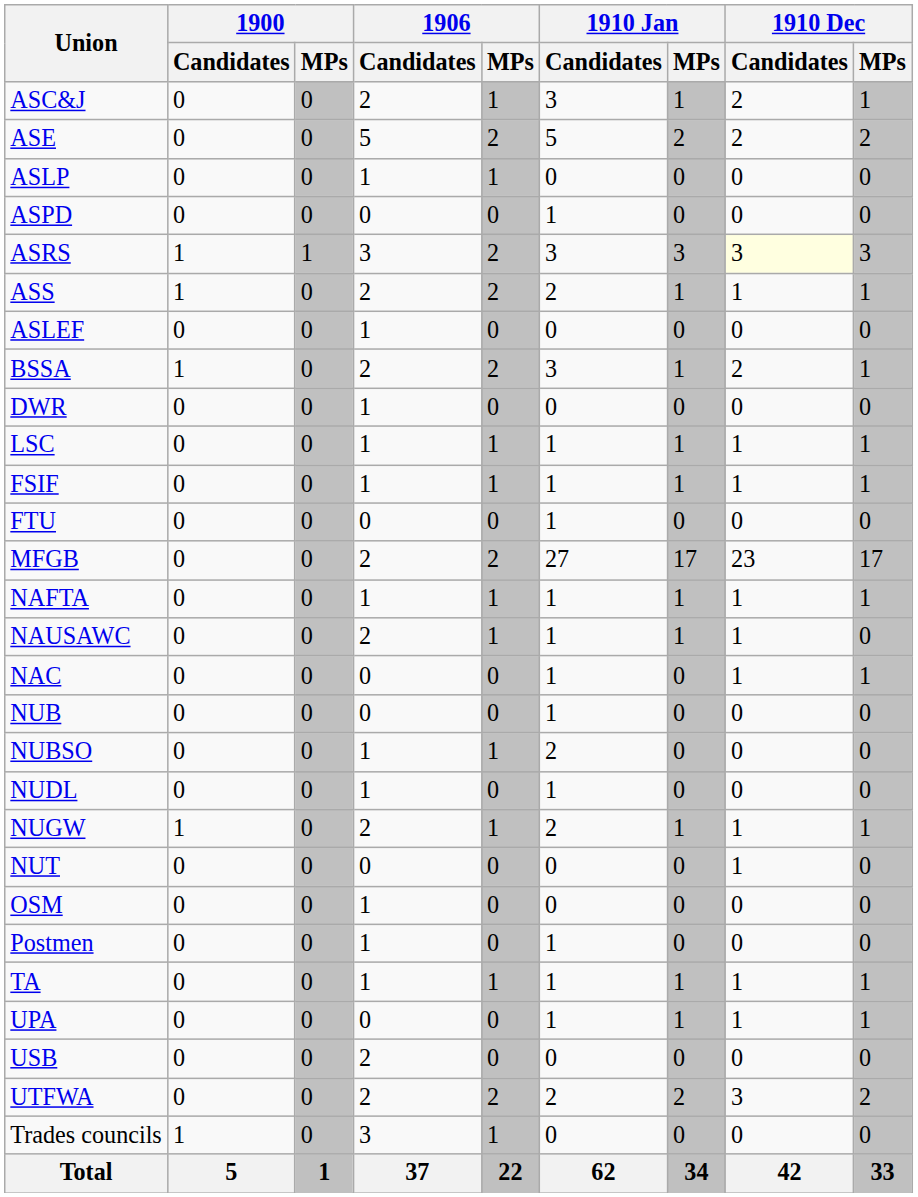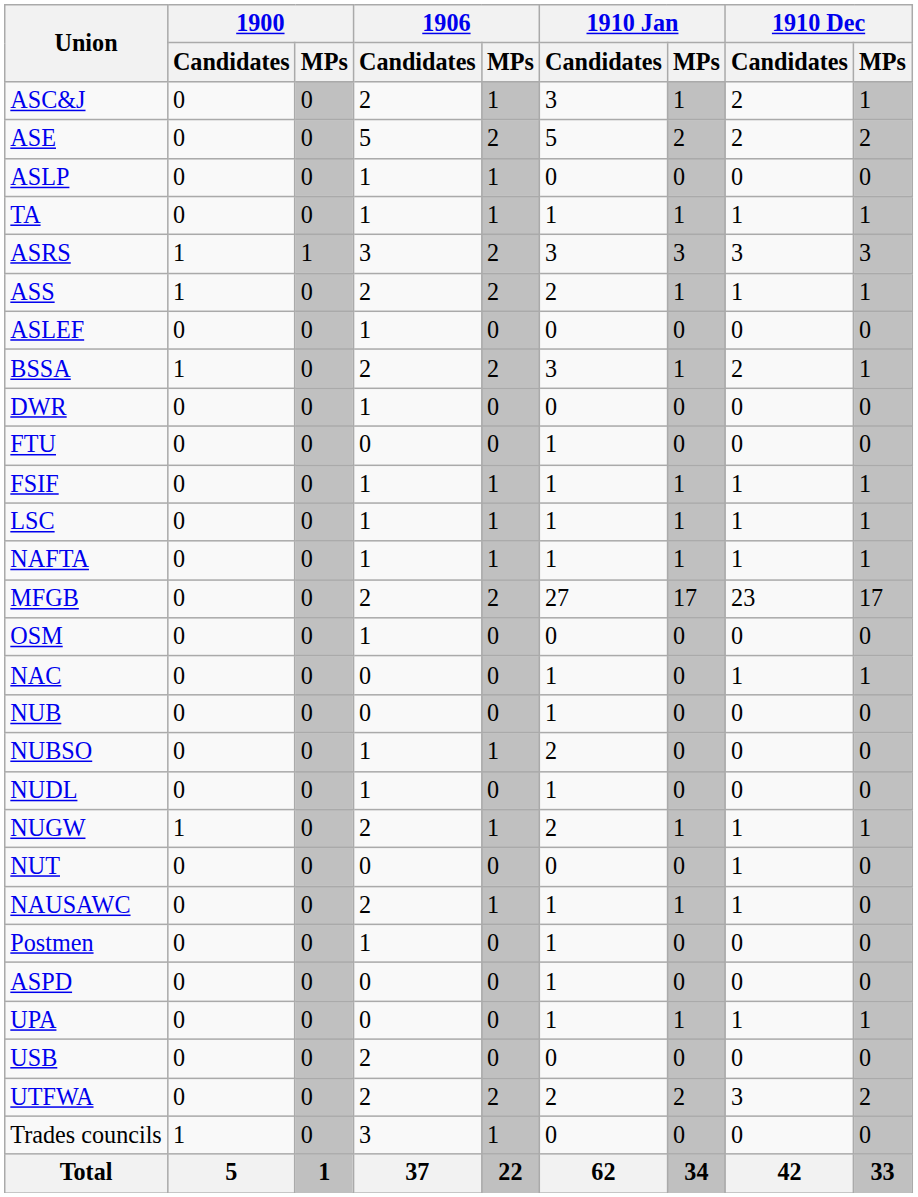rows swapped: (41, 215) <-> (25, 981)
(737, 253) lightyellow background -> (737, 253) no background
rows swapped: (33, 521) <-> (32, 445)
rows swapped: (45, 560) <-> (50, 598)
rows swapped: (70, 636) <-> (37, 904)
